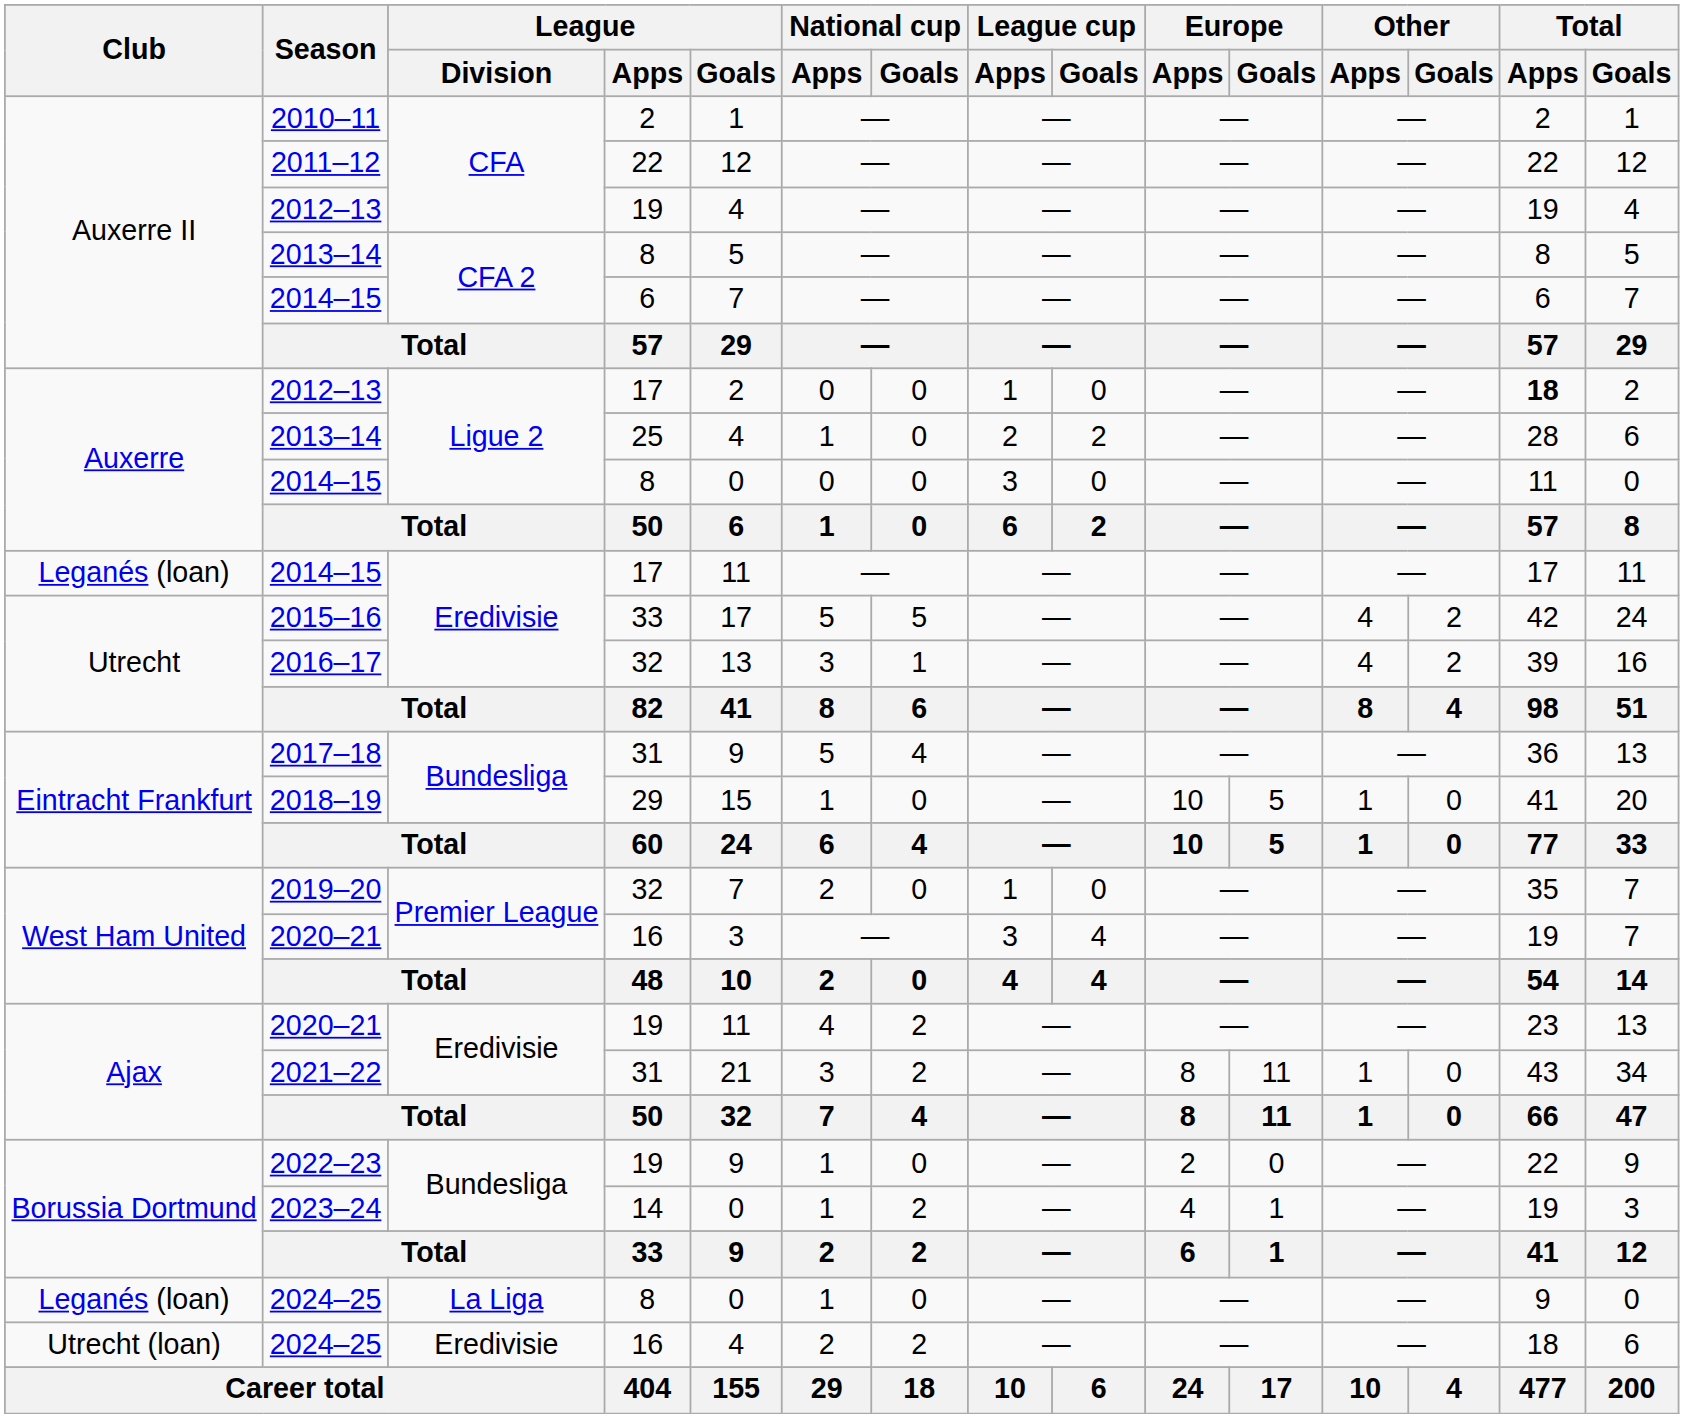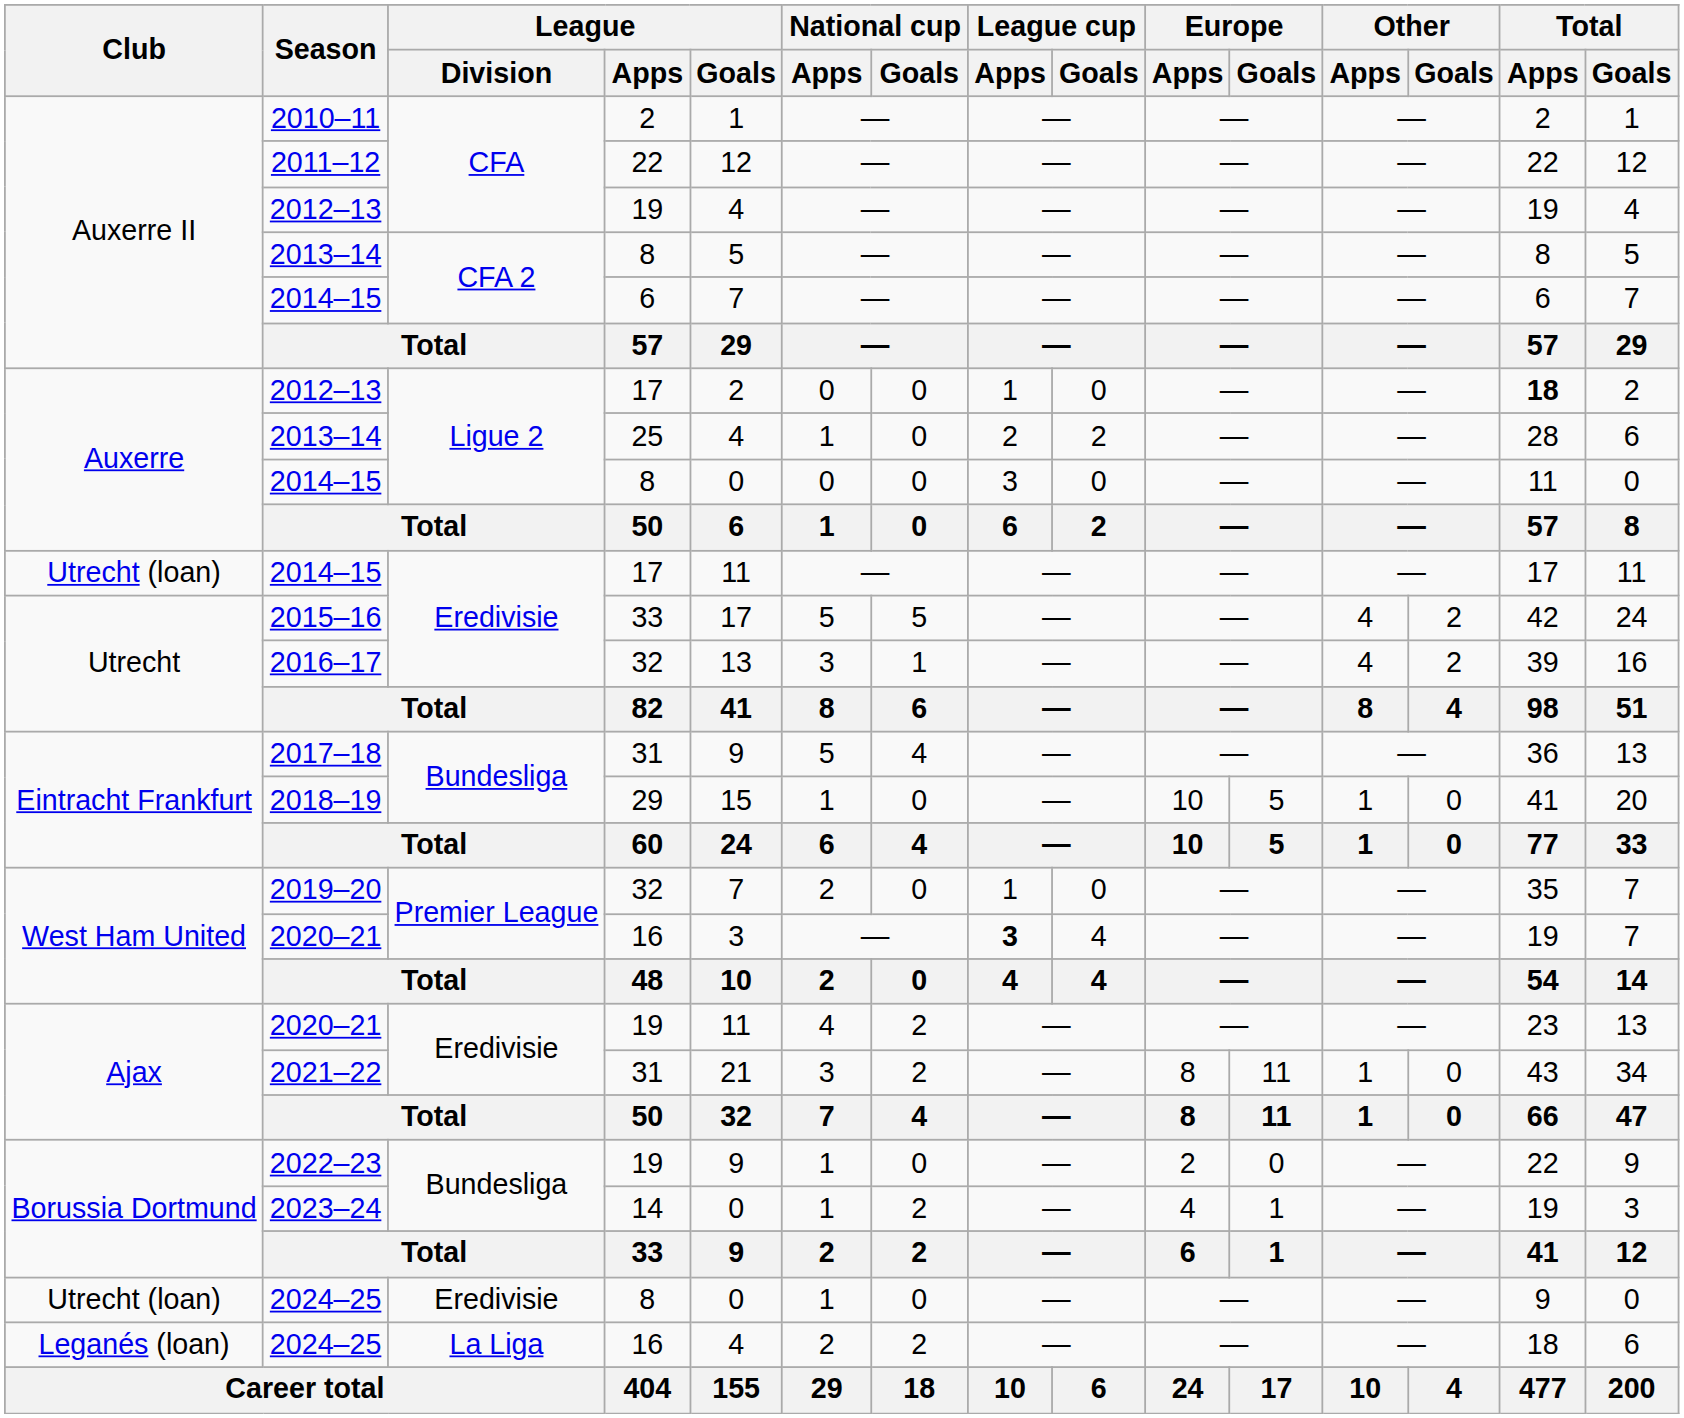(134, 572) Leganés (loan) -> (134, 572) Utrecht (loan)
(1010, 935) normal -> (1010, 935) bold
(134, 1299) Leganés (loan) -> (134, 1299) Utrecht (loan)
(496, 1299) La Liga -> (496, 1299) Eredivisie
(134, 1344) Utrecht (loan) -> (134, 1344) Leganés (loan)
(496, 1344) Eredivisie -> (496, 1344) La Liga
